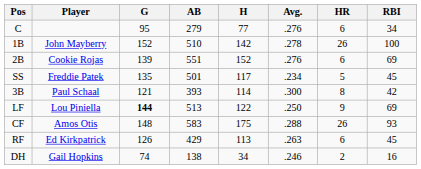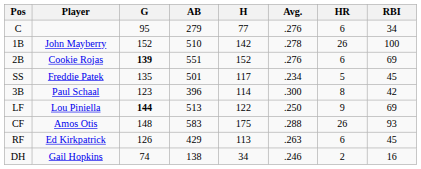(144, 60) normal -> (144, 60) bold
(144, 92) 121 -> (144, 92) 123
(194, 92) 393 -> (194, 92) 396
